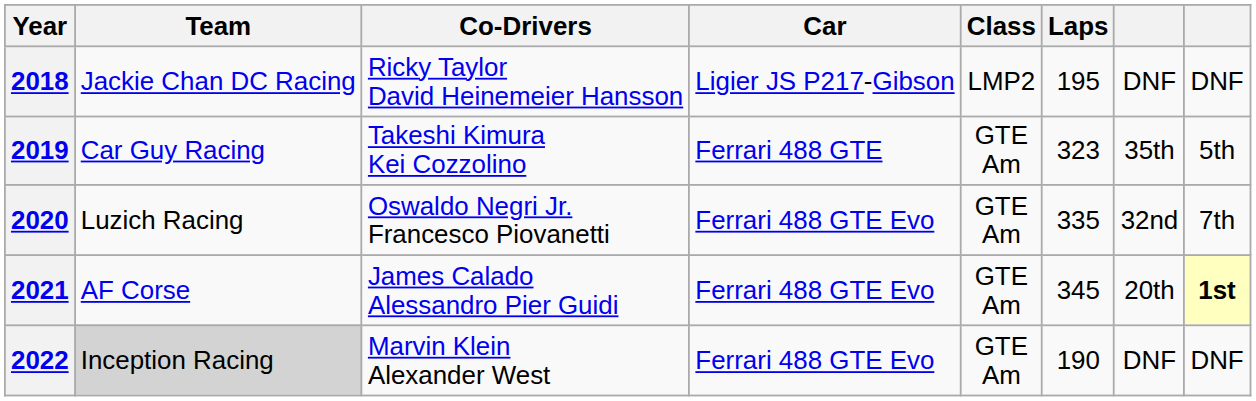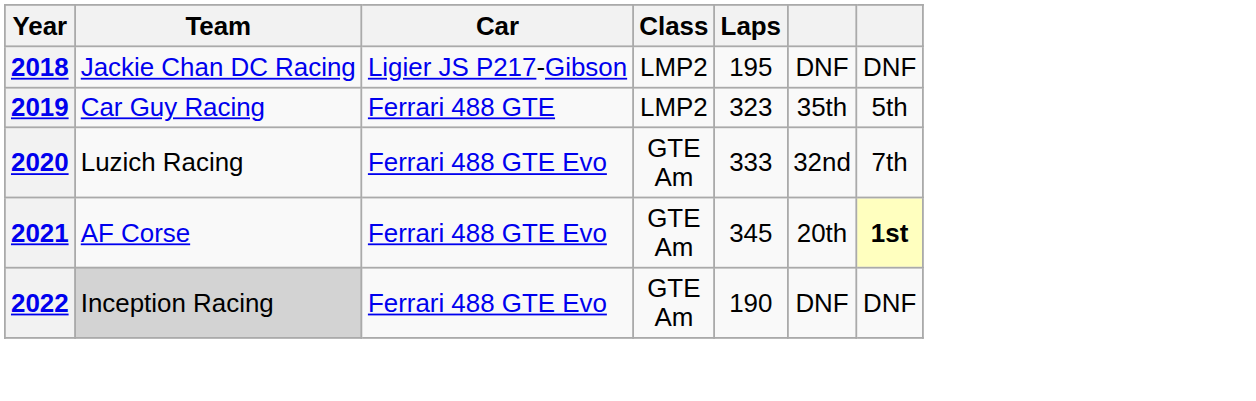- column: (526, 26)
(1001, 151) GTE Am -> (674, 108) LMP2
(1078, 221) 335 -> (751, 163) 333
